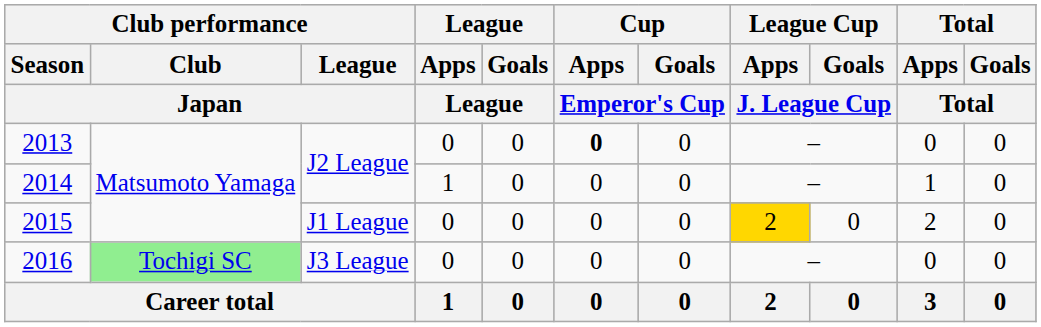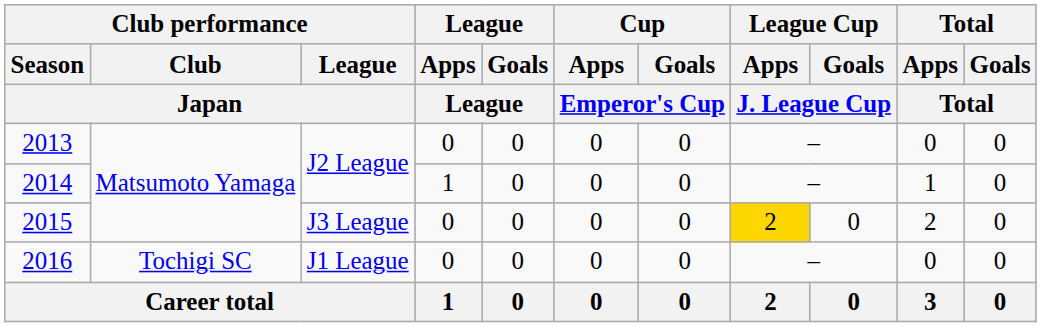(596, 143) bold -> (596, 143) normal
(358, 222) J1 League -> (358, 222) J3 League
(195, 261) lightgreen background -> (195, 261) no background
(358, 261) J3 League -> (358, 261) J1 League
